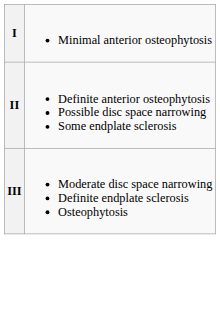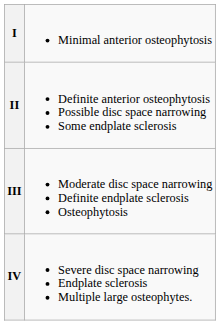+ row: (14, 276)
